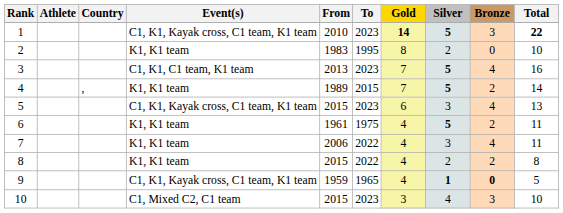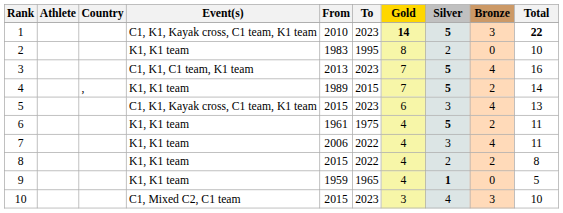(223, 180) C1, K1, Kayak cross, C1 team, K1 team -> (159, 180) K1, K1 team
(492, 180) bold -> (492, 180) normal
